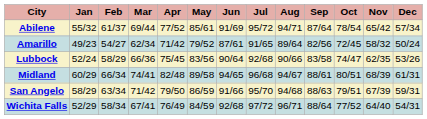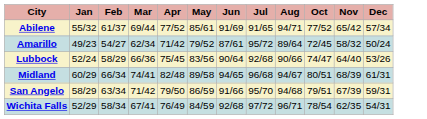- column: (319, 12)
(261, 28) 95/72 -> (261, 28) 91/65
(349, 28) 78/54 -> (319, 28) 77/52
(261, 43) 91/65 -> (261, 43) 95/72
(378, 59) 62/35 -> (349, 59) 64/40
(349, 106) 77/52 -> (319, 106) 78/54
(378, 106) 64/40 -> (349, 106) 62/35
